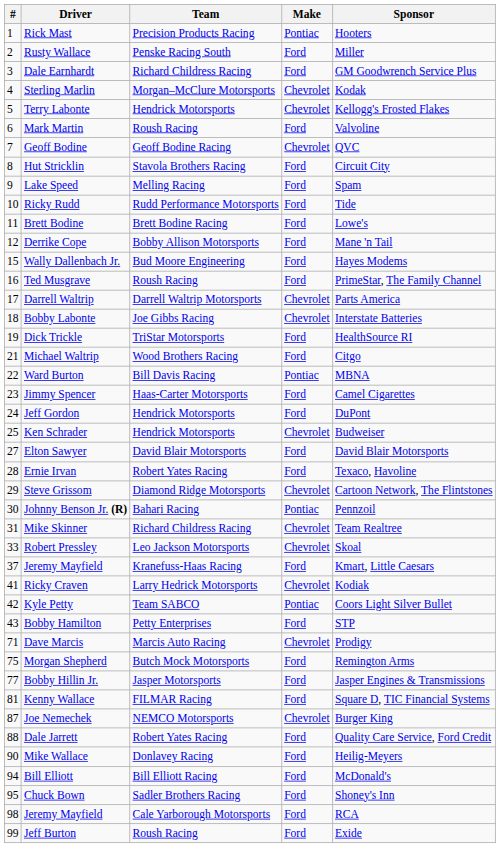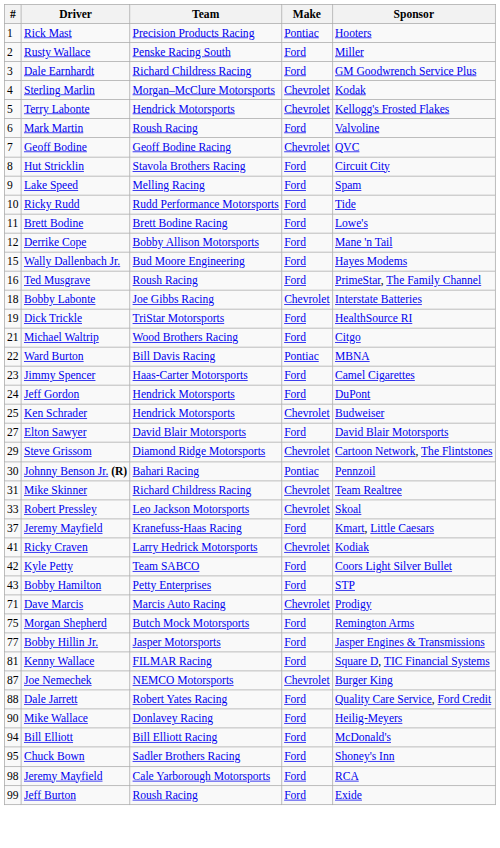- row: (13, 299)
- row: (13, 471)
(301, 604) Pontiac -> (295, 566) Ford
